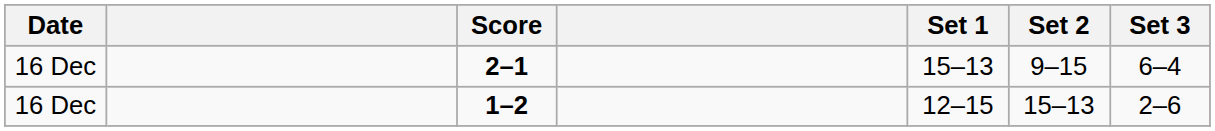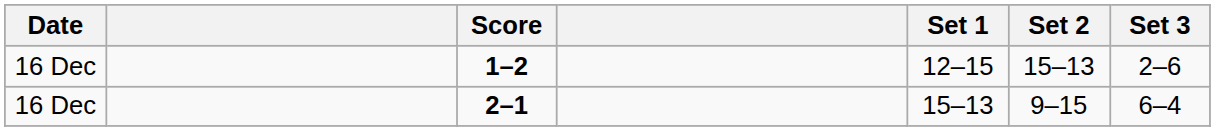rows swapped: (507, 66) <-> (507, 107)
